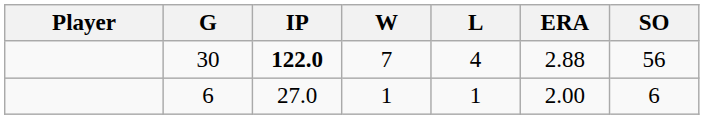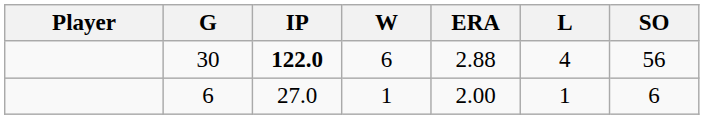columns swapped: (476, 22) <-> (565, 22)
(386, 59) 7 -> (386, 59) 6
